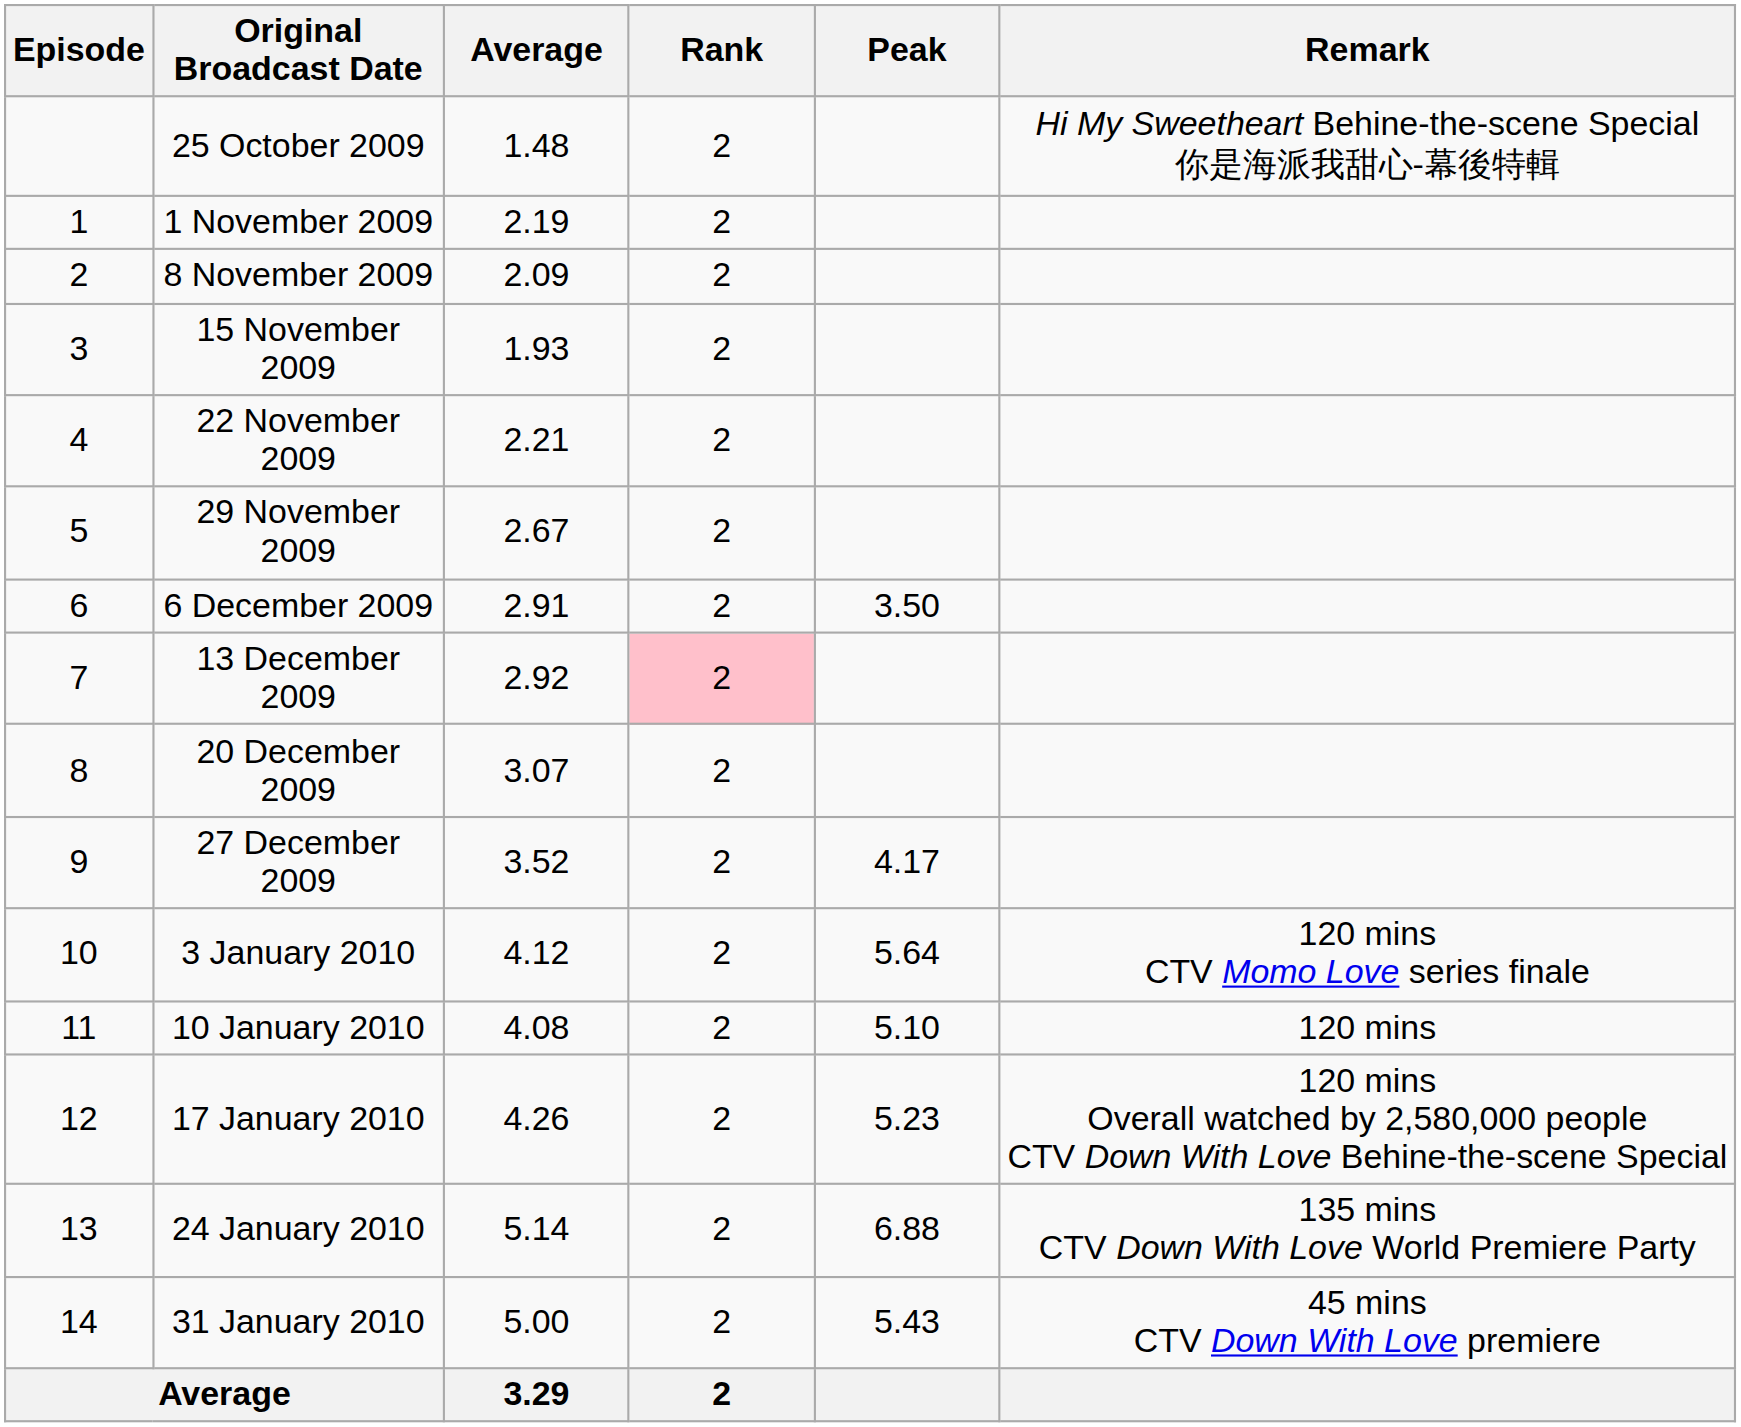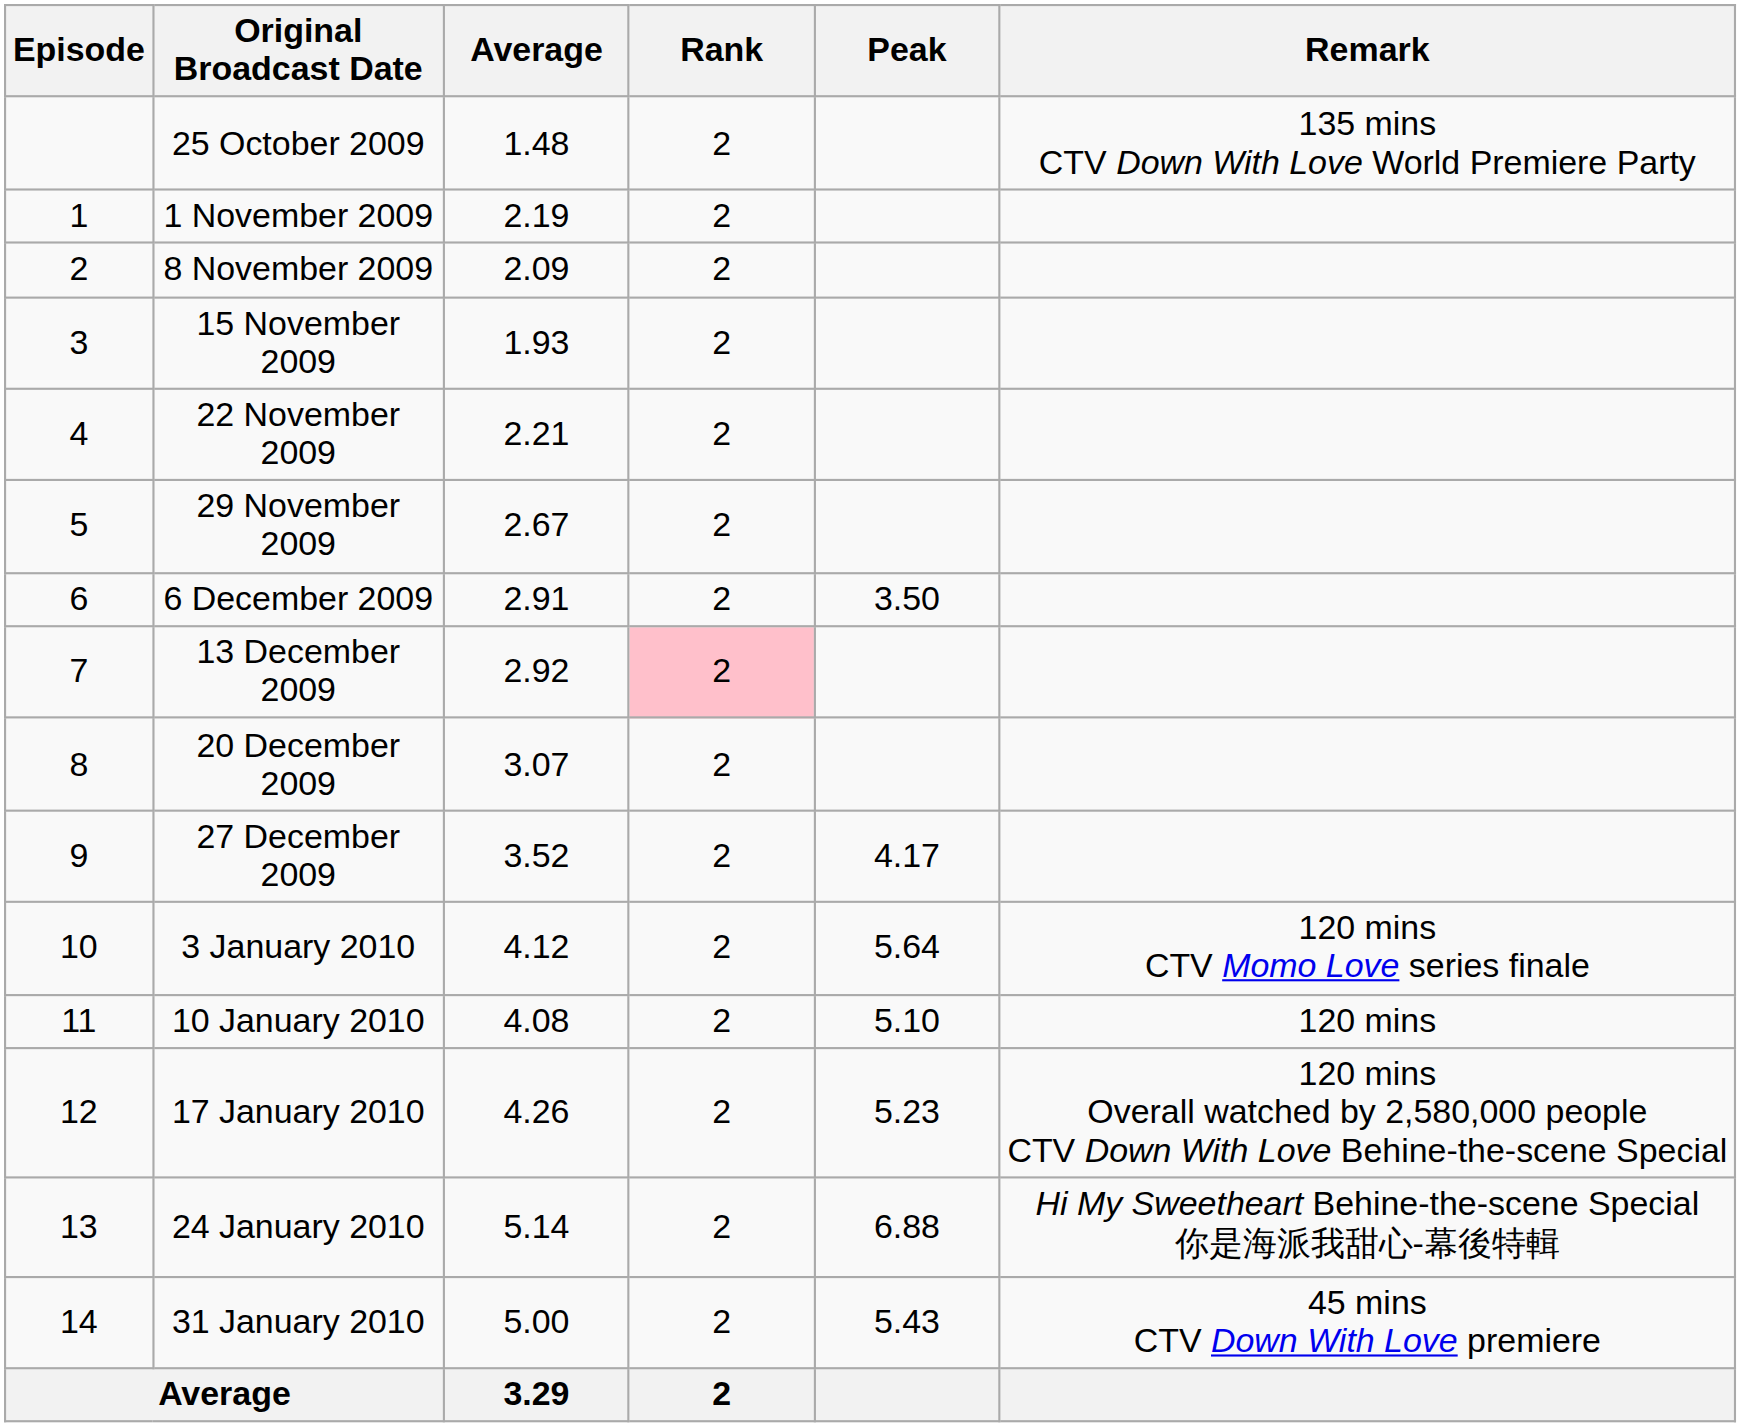(1367, 143) Hi My Sweetheart Behine-the-scene Special 你是海派我甜心-幕後特輯 -> (1367, 142) 135 mins CTV Down With Love World Premiere Party
(1367, 1229) 135 mins CTV Down With Love World Premiere Party -> (1367, 1224) Hi My Sweetheart Behine-the-scene Special 你是海派我甜心-幕後特輯
